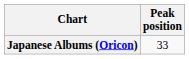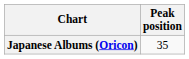(162, 44) 33 -> (162, 44) 35
